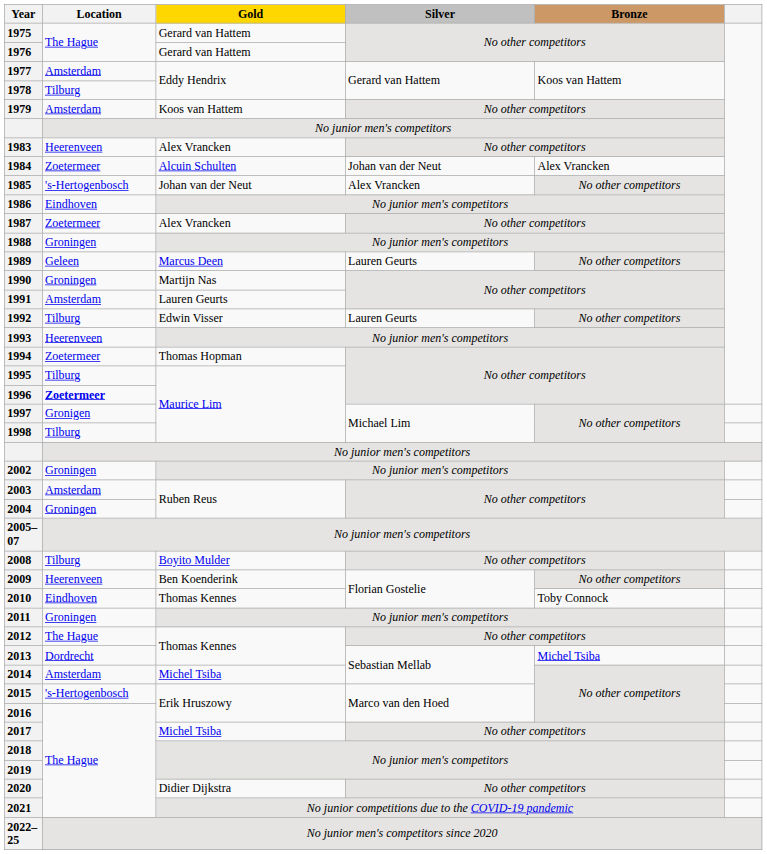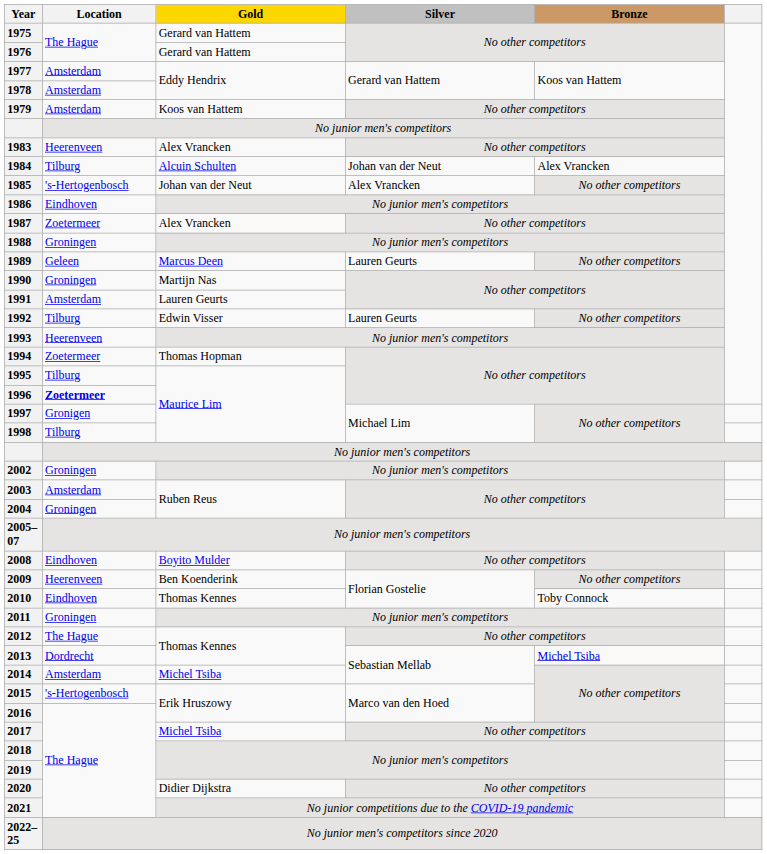(63, 90) Tilburg -> (73, 90) Amsterdam
(73, 166) Zoetermeer -> (63, 166) Tilburg
(63, 560) Tilburg -> (71, 560) Eindhoven
